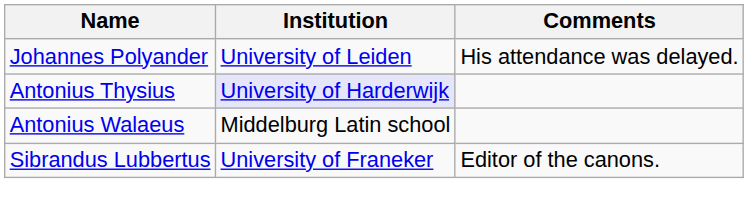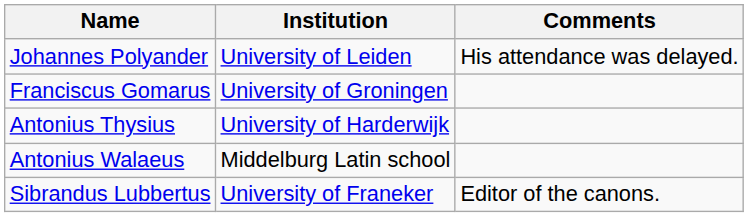+ row: (110, 90)
(335, 90) lavender background -> (335, 125) no background
